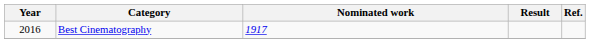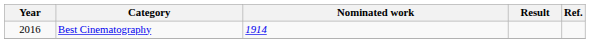(256, 30) 1917 -> (256, 30) 1914
